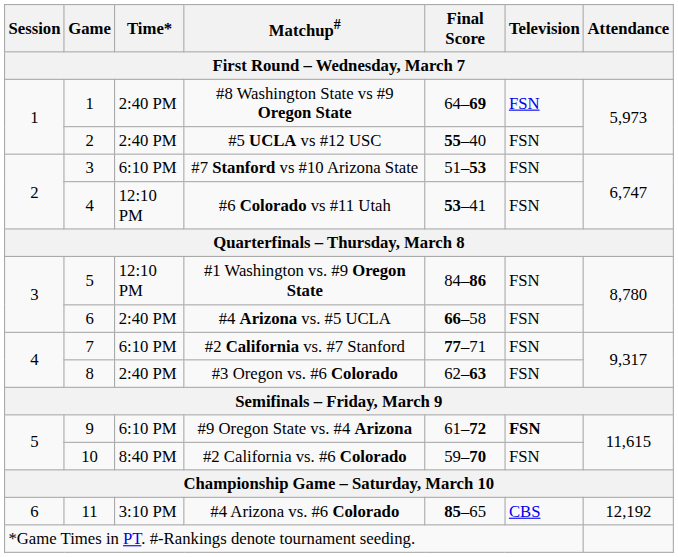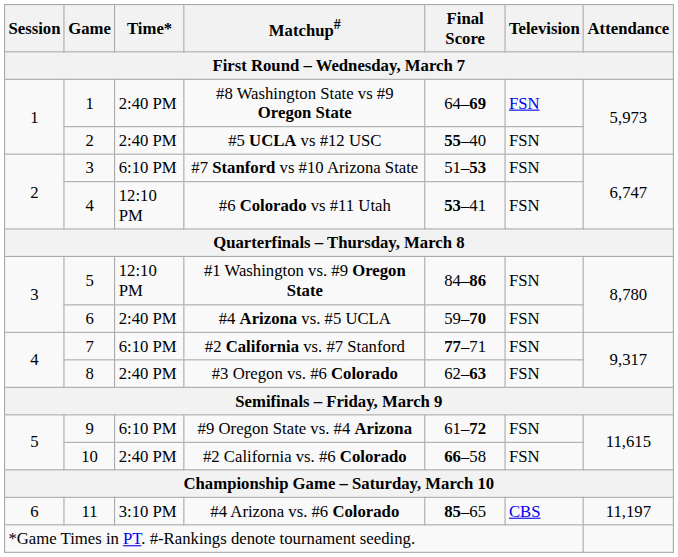(465, 318) 66–58 -> (465, 318) 59–70
(525, 428) bold -> (524, 428) normal
(148, 456) 8:40 PM -> (148, 456) 2:40 PM
(465, 456) 59–70 -> (465, 456) 66–58
(628, 511) 12,192 -> (628, 511) 11,197
